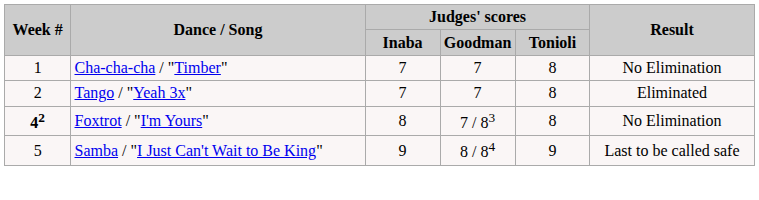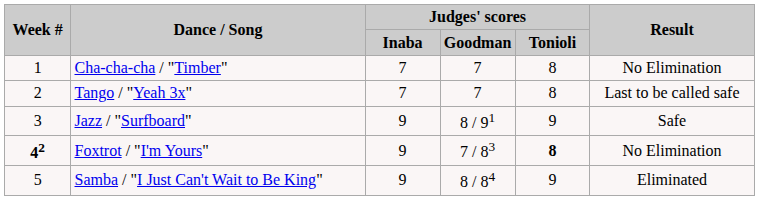(672, 93) Eliminated -> (672, 93) Last to be called safe
+ row: (133, 120)
(403, 120) 8 -> (403, 150) 9
(552, 120) normal -> (552, 150) bold
(672, 150) Last to be called safe -> (672, 180) Eliminated
